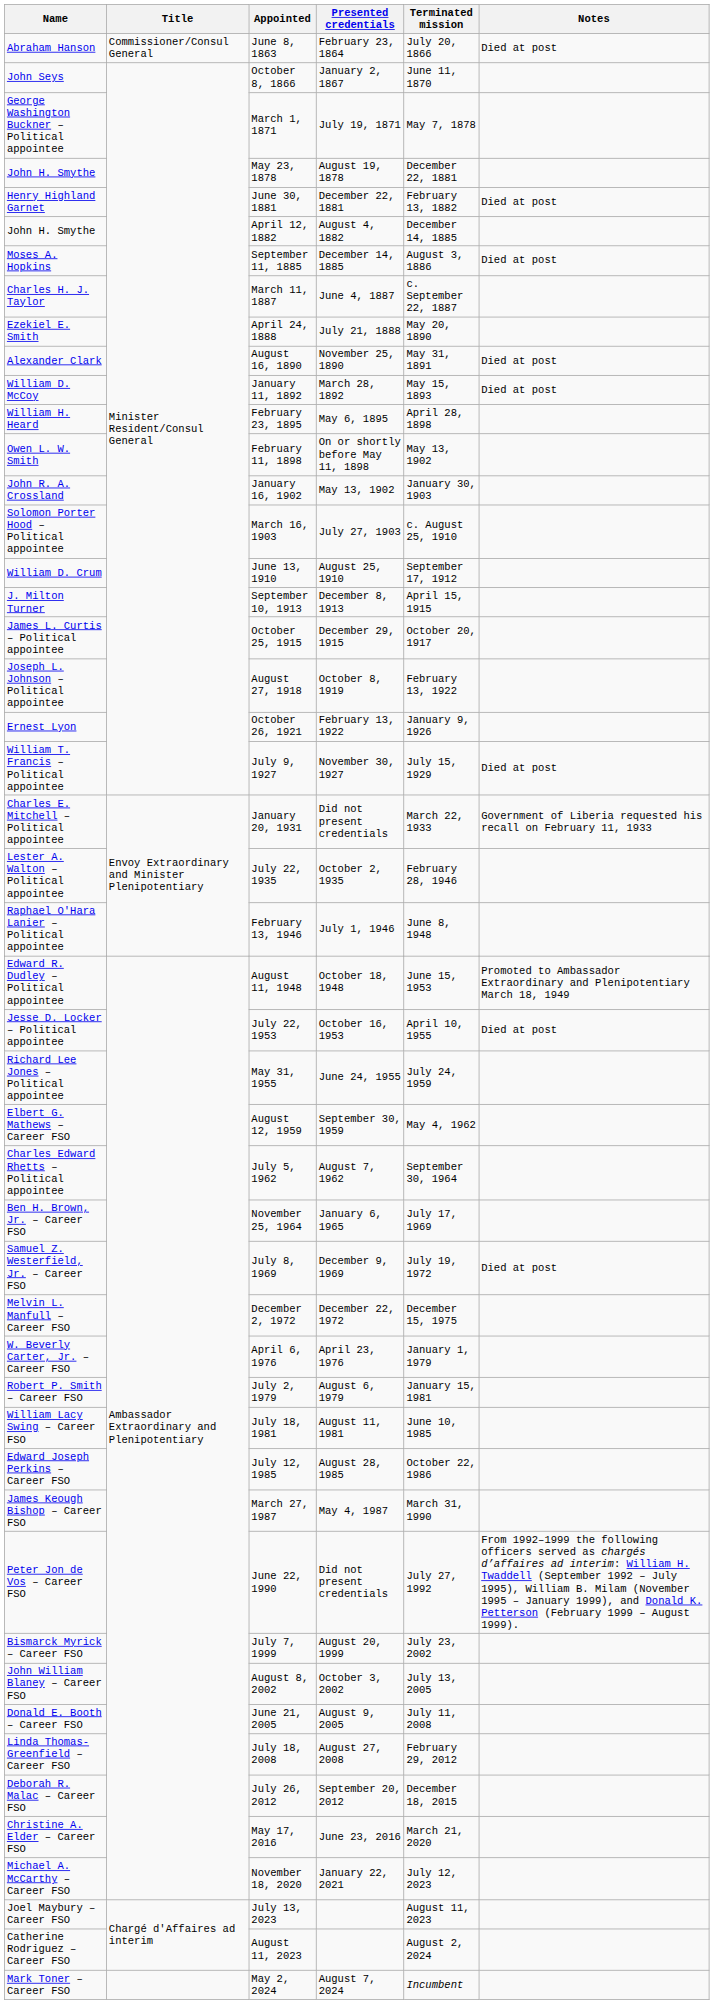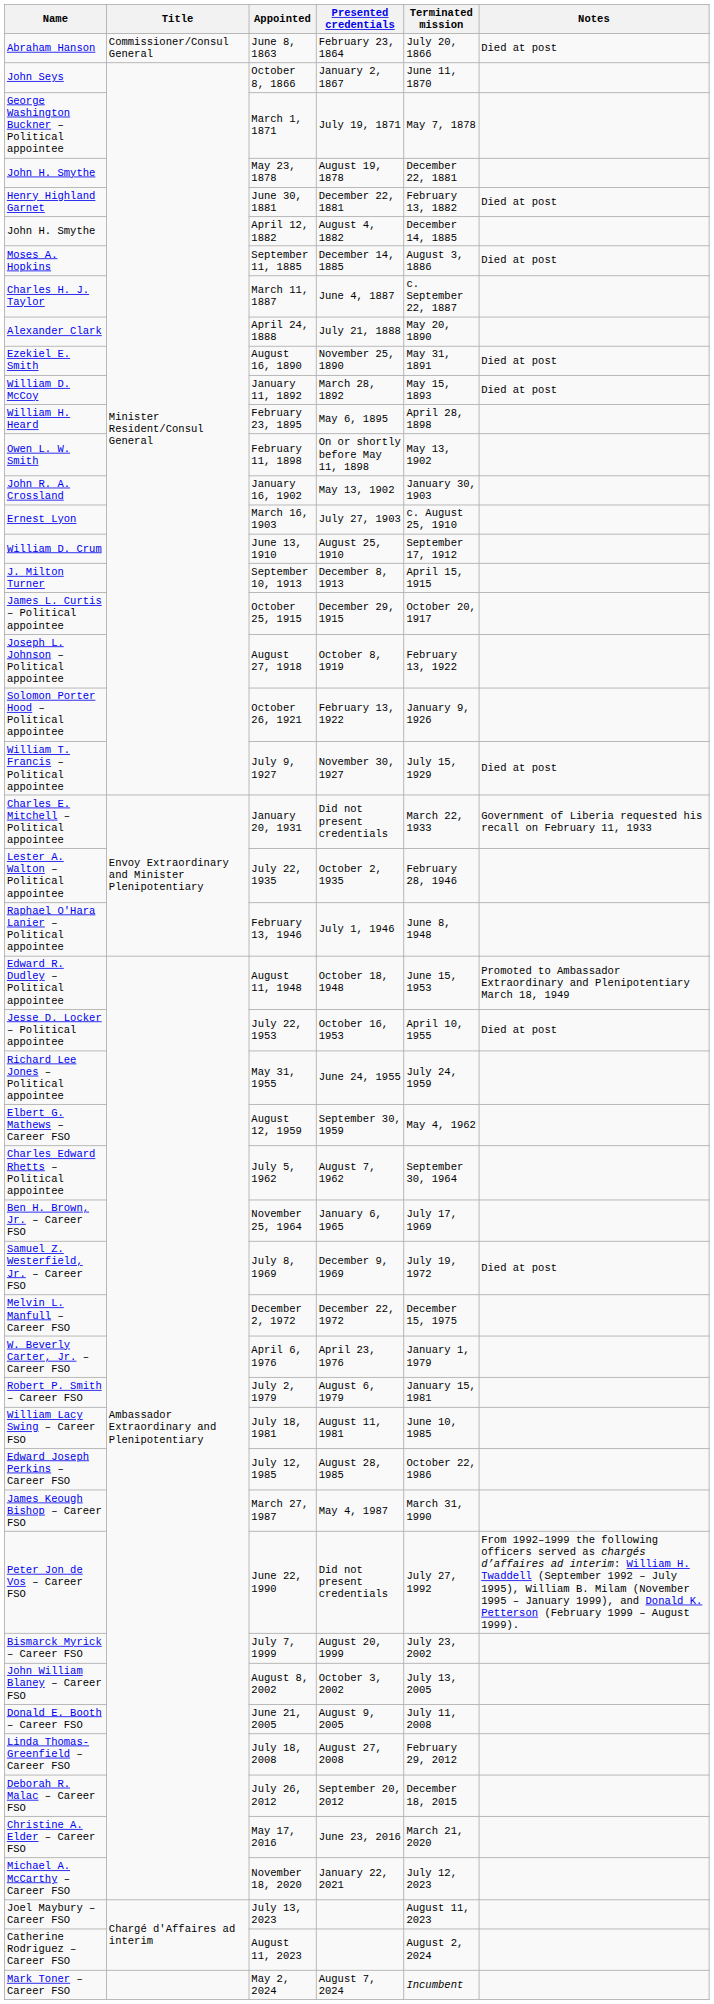(39, 331) Ezekiel E. Smith -> (54, 331) Alexander Clark
(54, 361) Alexander Clark -> (39, 361) Ezekiel E. Smith
(51, 532) Solomon Porter Hood – Political appointee -> (42, 519) Ernest Lyon
(42, 727) Ernest Lyon -> (51, 715) Solomon Porter Hood – Political appointee
